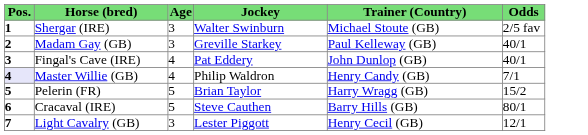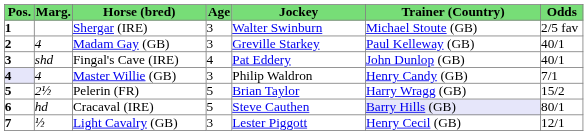+ column: (53, 12)
(172, 75) 4 -> (210, 75) 3
(373, 107) no background -> (411, 107) lavender background
